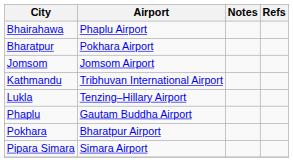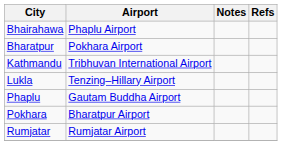- row: (27, 64)
+ row: (29, 132)
- row: (41, 149)
